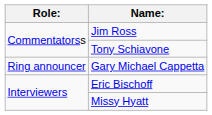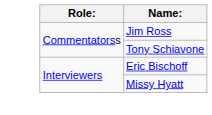- row: (148, 66)
